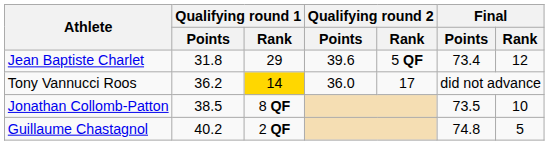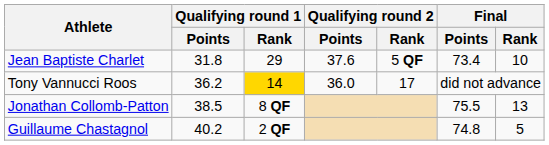(341, 61) 39.6 -> (341, 61) 37.6
(520, 61) 12 -> (520, 61) 10
(466, 106) 73.5 -> (466, 106) 75.5
(520, 106) 10 -> (520, 106) 13
